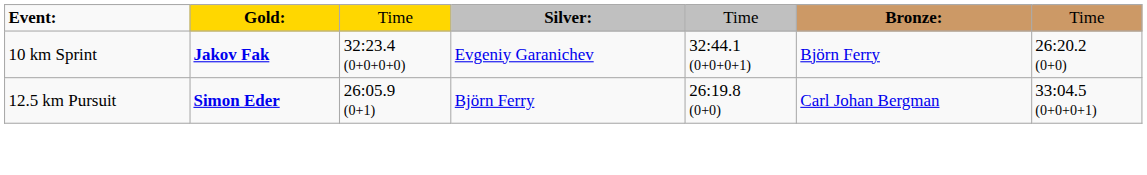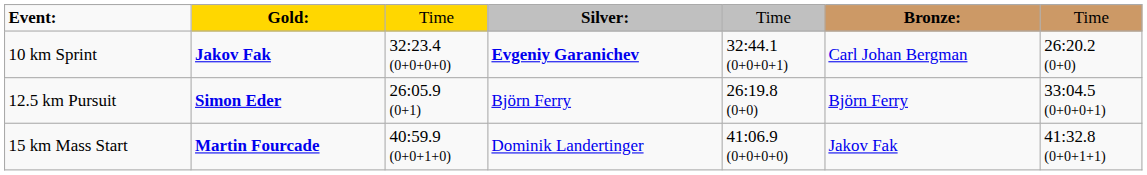(524, 54) normal -> (565, 54) bold
(840, 54) Björn Ferry -> (898, 54) Carl Johan Bergman
(870, 100) Carl Johan Bergman -> (868, 100) Björn Ferry
+ row: (68, 146)
